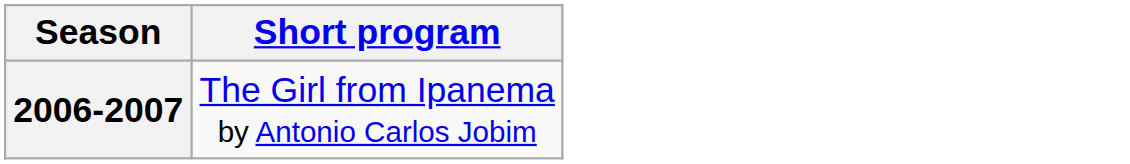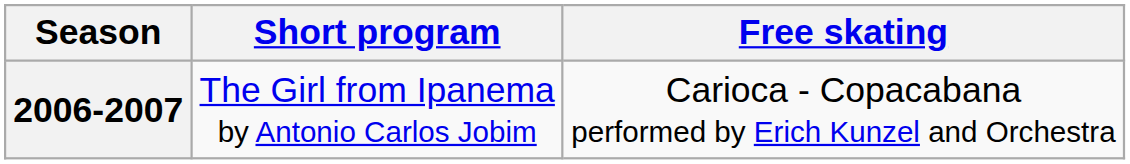+ column: (843, 32)
